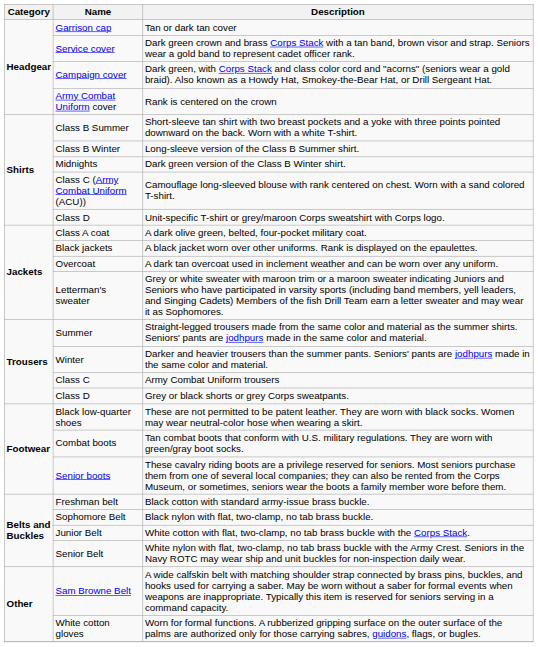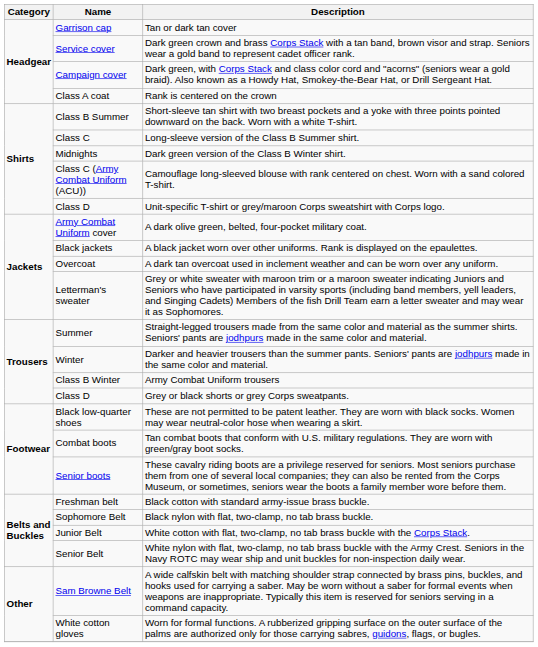(86, 101) Army Combat Uniform cover -> (82, 96) Class A coat
(88, 149) Class B Winter -> (73, 138) Class C
(82, 232) Class A coat -> (86, 227) Army Combat Uniform cover
(73, 380) Class C -> (88, 380) Class B Winter
